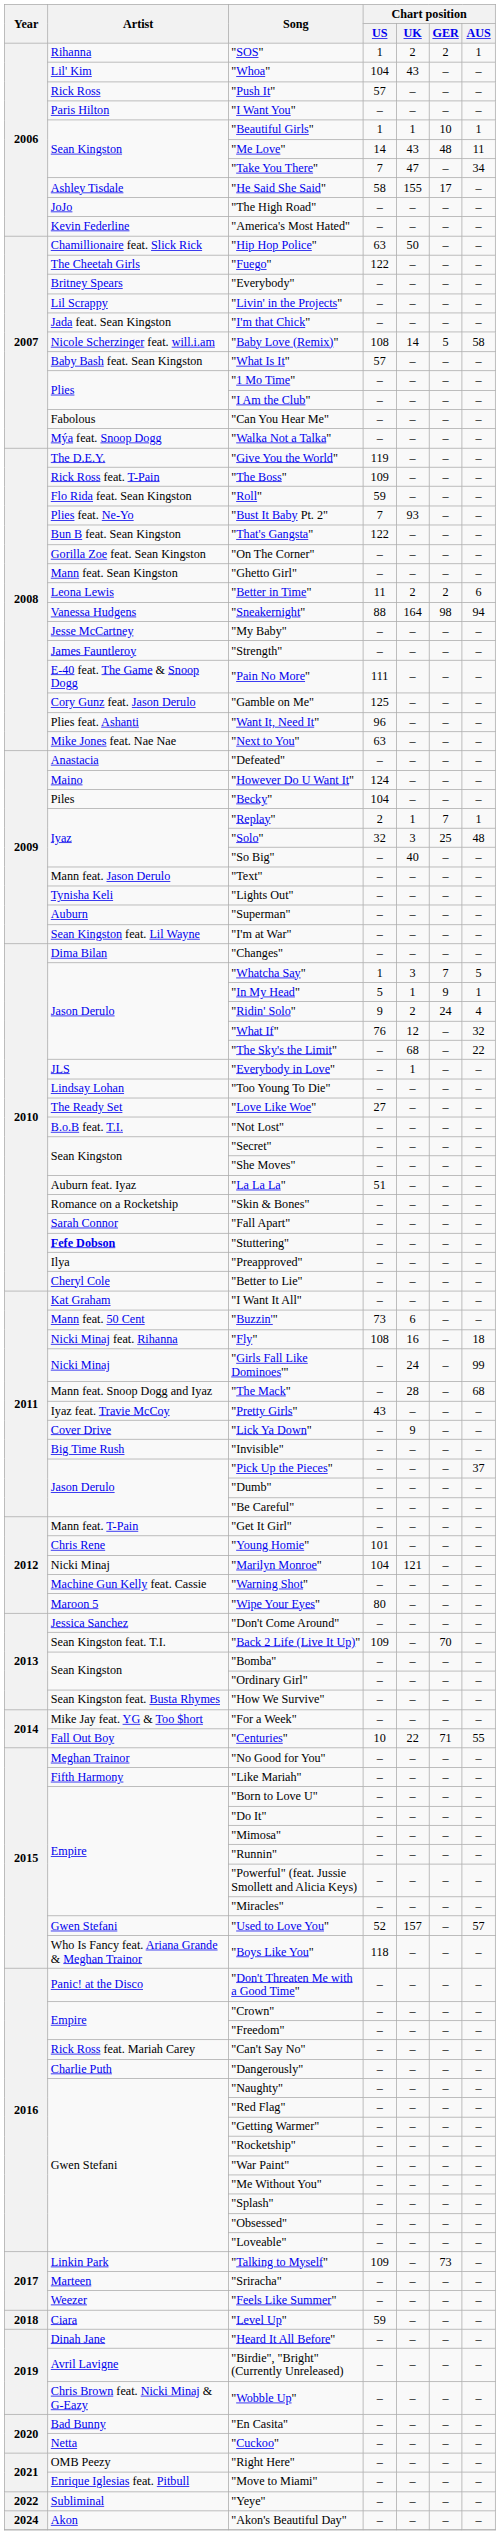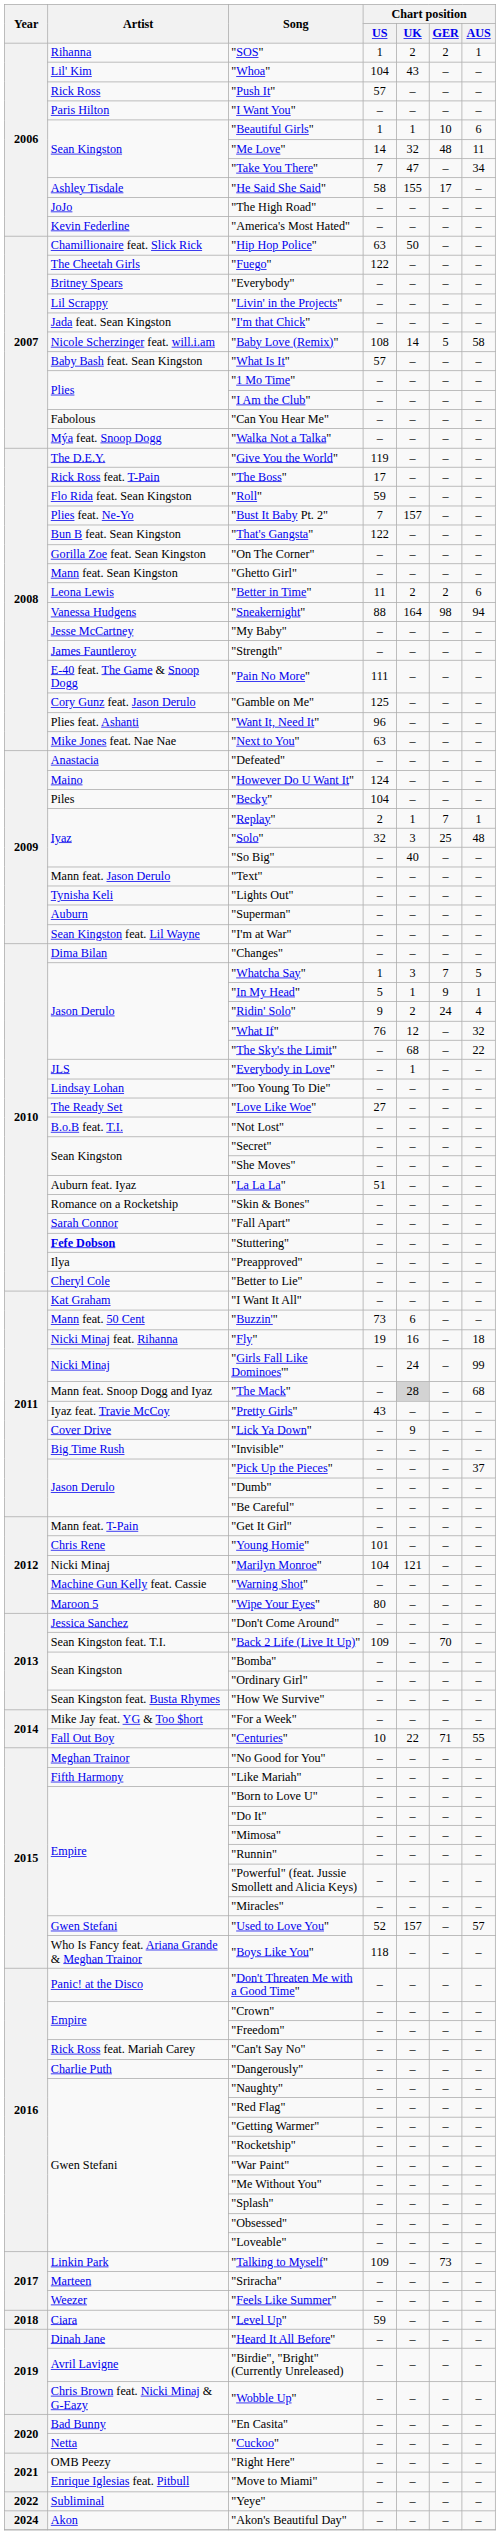(479, 129) 1 -> (479, 129) 6
(413, 149) 43 -> (413, 149) 32
(380, 476) 109 -> (380, 476) 17
(413, 515) 93 -> (413, 515) 157
(380, 1339) 108 -> (380, 1339) 19
(413, 1391) no background -> (413, 1391) lightgrey background
